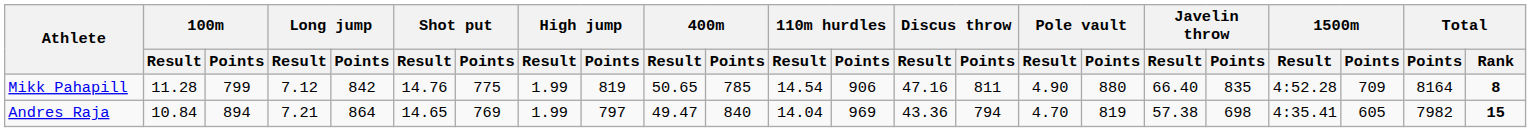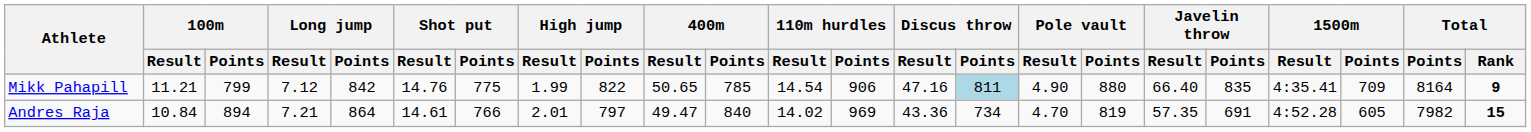(174, 87) 11.28 -> (174, 87) 11.21
(612, 87) 819 -> (612, 87) 822
(988, 87) no background -> (988, 87) lightblue background
(1305, 87) 4:52.28 -> (1305, 87) 4:35.41
(1496, 87) 8 -> (1496, 87) 9
(425, 113) 14.65 -> (425, 113) 14.61
(487, 113) 769 -> (487, 113) 766
(550, 113) 1.99 -> (550, 113) 2.01
(800, 113) 14.04 -> (800, 113) 14.02
(988, 113) 794 -> (988, 113) 734
(1175, 113) 57.38 -> (1175, 113) 57.35
(1238, 113) 698 -> (1238, 113) 691
(1305, 113) 4:35.41 -> (1305, 113) 4:52.28
